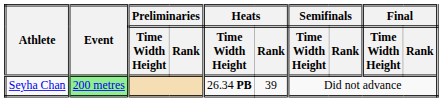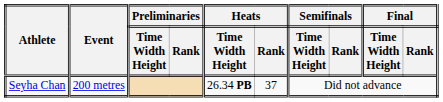(99, 86) lightgreen background -> (99, 86) no background
(271, 86) 39 -> (271, 86) 37
